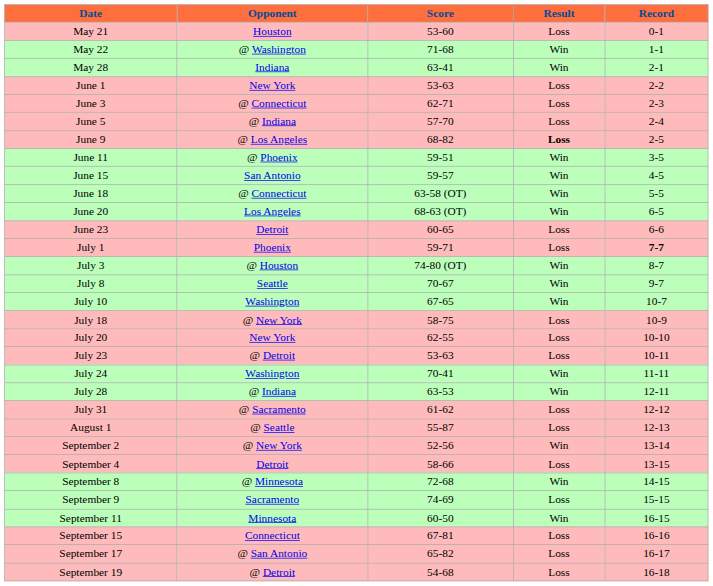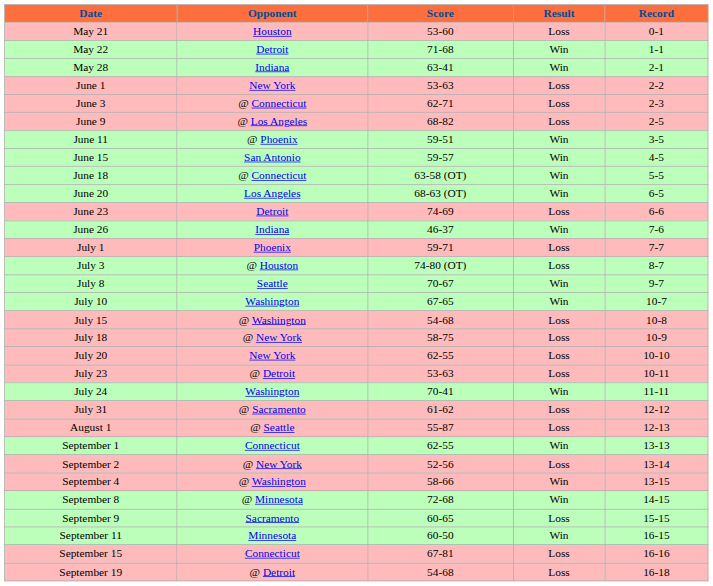(272, 49) @ Washington -> (272, 49) Detroit
- row: (91, 121)
(559, 139) bold -> (559, 121) normal
(440, 229) 60-65 -> (440, 211) 74-69
+ row: (91, 229)
(656, 247) bold -> (656, 247) normal
(559, 265) Win -> (559, 265) Loss
+ row: (91, 319)
- row: (91, 391)
+ row: (91, 445)
(559, 445) Win -> (559, 463) Loss
(272, 463) Detroit -> (272, 481) @ Washington
(559, 463) Loss -> (559, 481) Win
(440, 499) 74-69 -> (440, 517) 60-65
- row: (91, 553)
